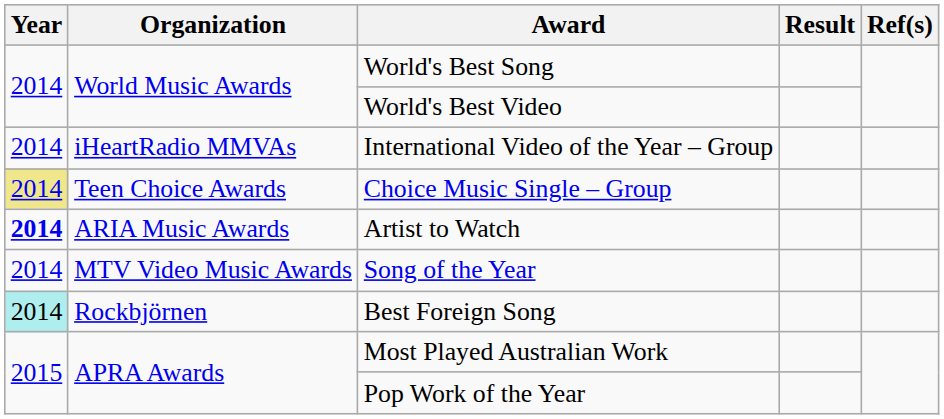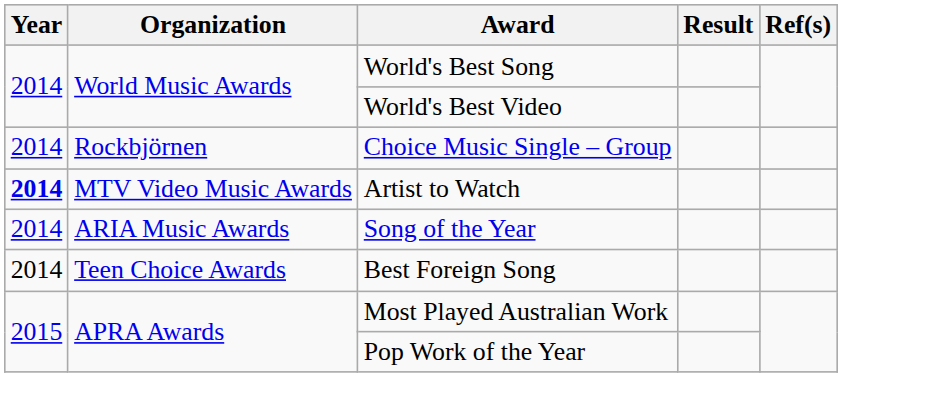- row: (568, 147)
(37, 188) khaki background -> (37, 147) no background
(180, 188) Teen Choice Awards -> (141, 147) Rockbjörnen
(182, 229) ARIA Music Awards -> (213, 188) MTV Video Music Awards
(213, 270) MTV Video Music Awards -> (182, 229) ARIA Music Awards
(37, 310) paleturquoise background -> (37, 270) no background
(141, 310) Rockbjörnen -> (180, 270) Teen Choice Awards
